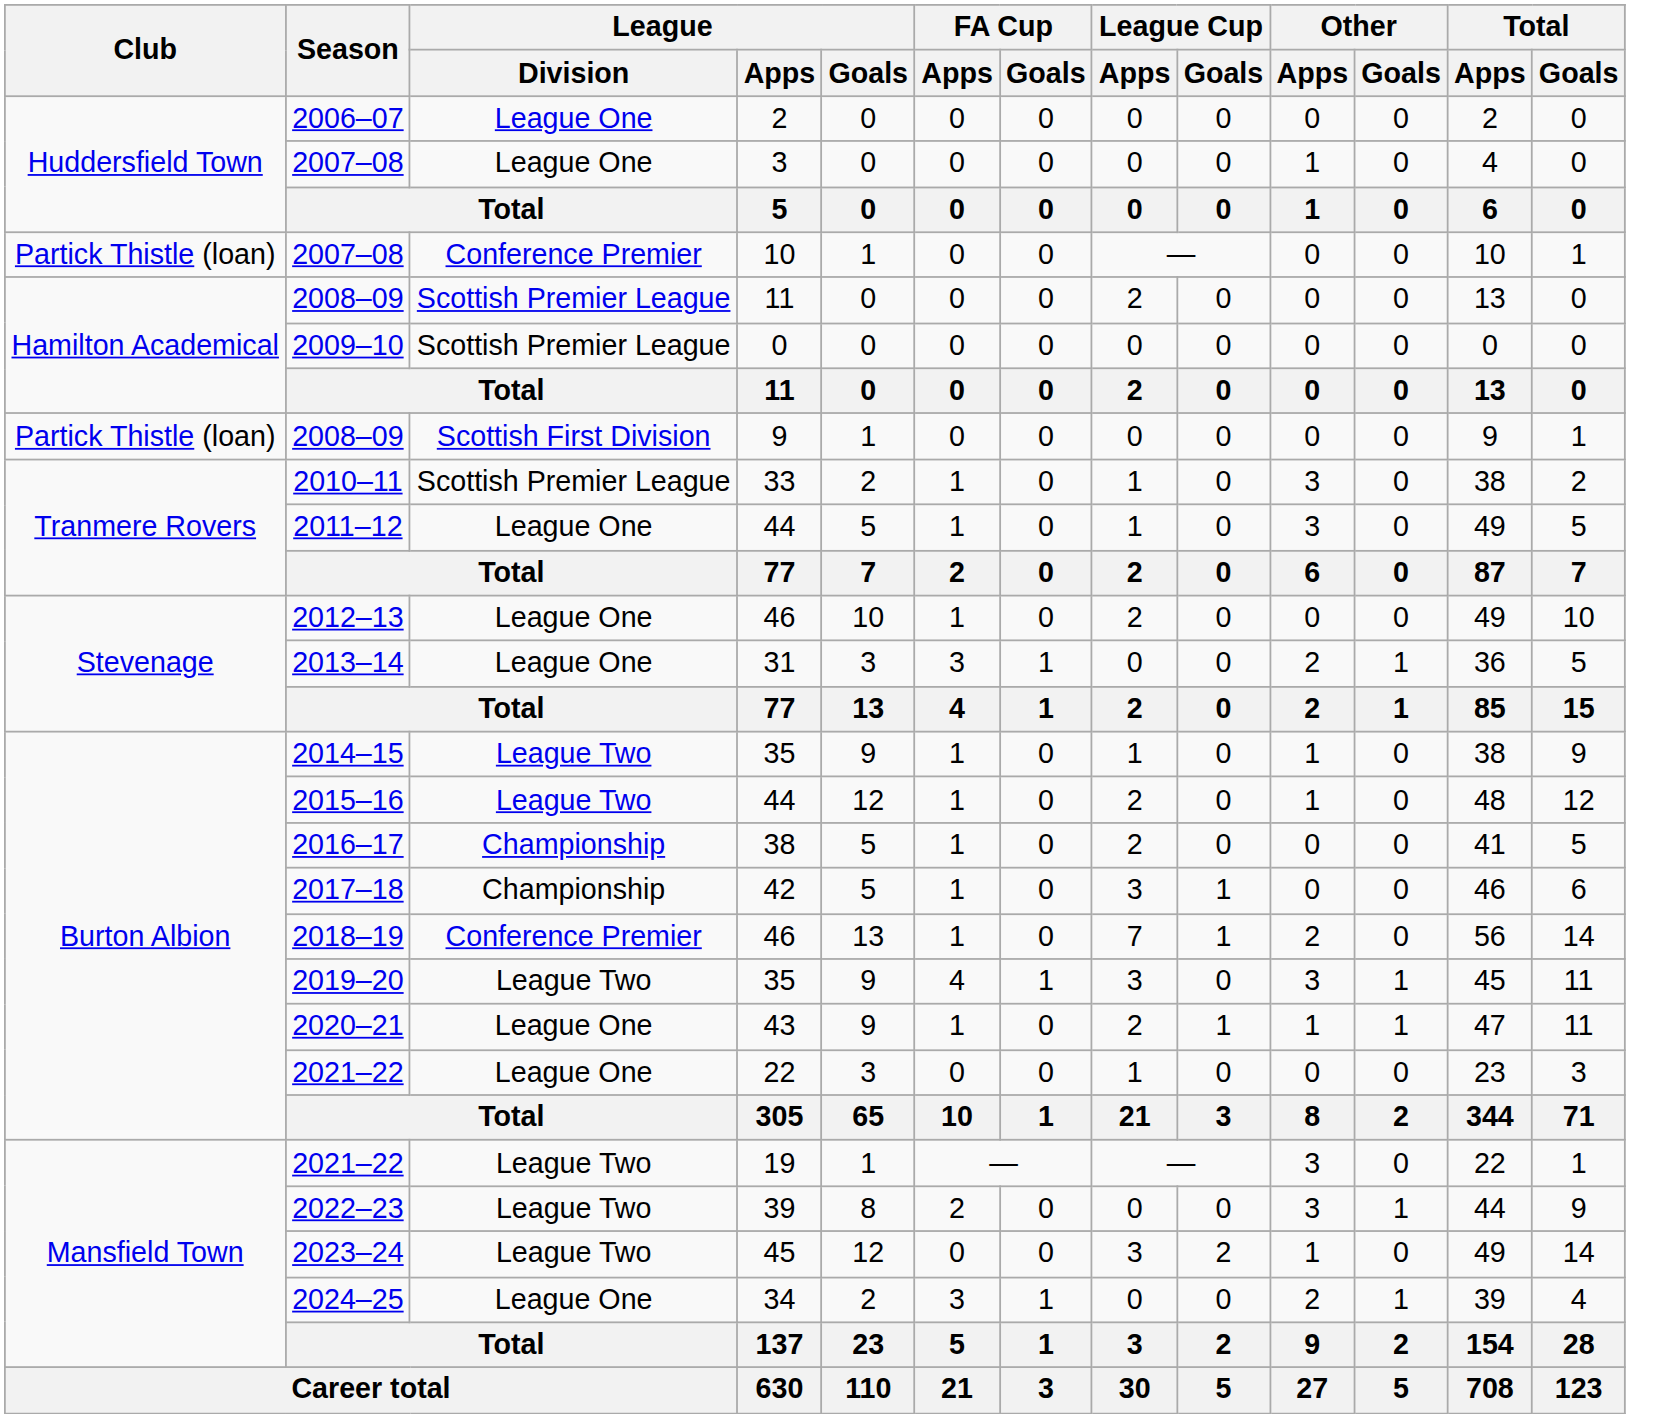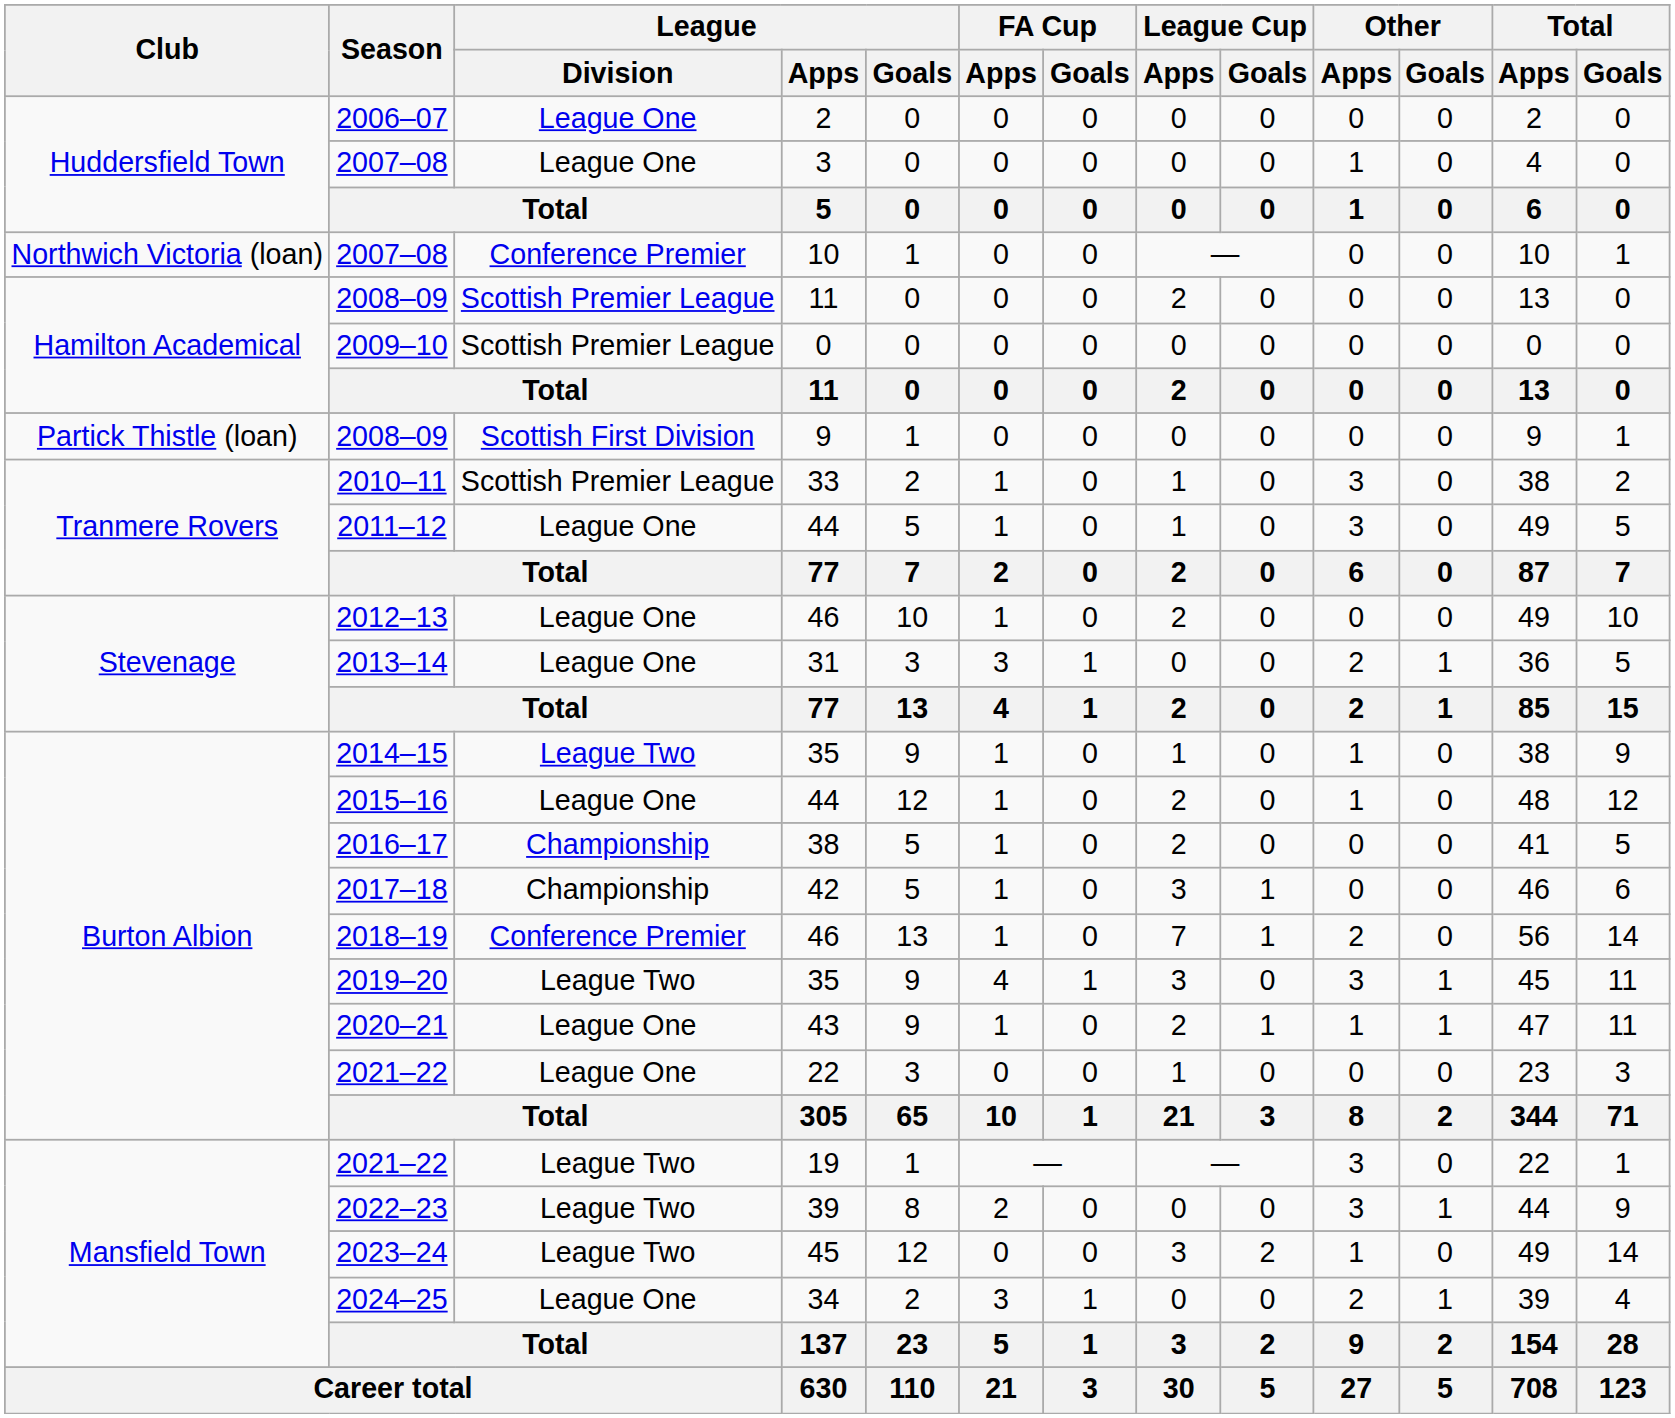(145, 254) Partick Thistle (loan) -> (167, 254) Northwich Victoria (loan)
(574, 799) League Two -> (618, 799) League One
